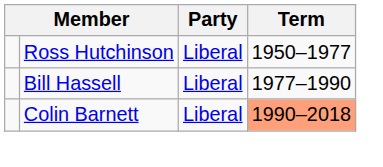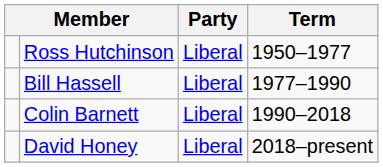(301, 114) lightsalmon background -> (301, 114) no background
+ row: (81, 146)
